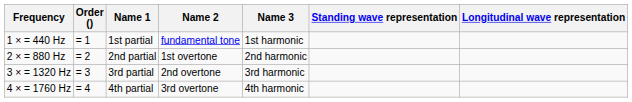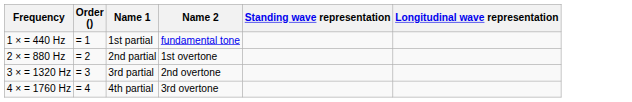- column: (276, 18)
